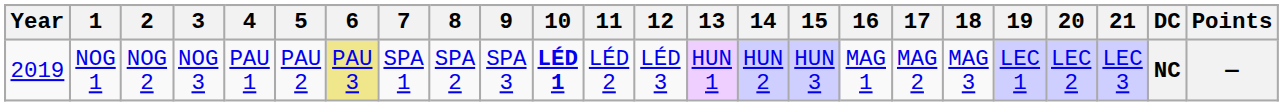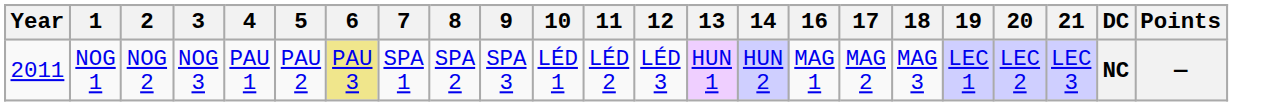- column: (814, 23)
(37, 70) 2019 -> (37, 70) 2011
(558, 70) bold -> (558, 70) normal
